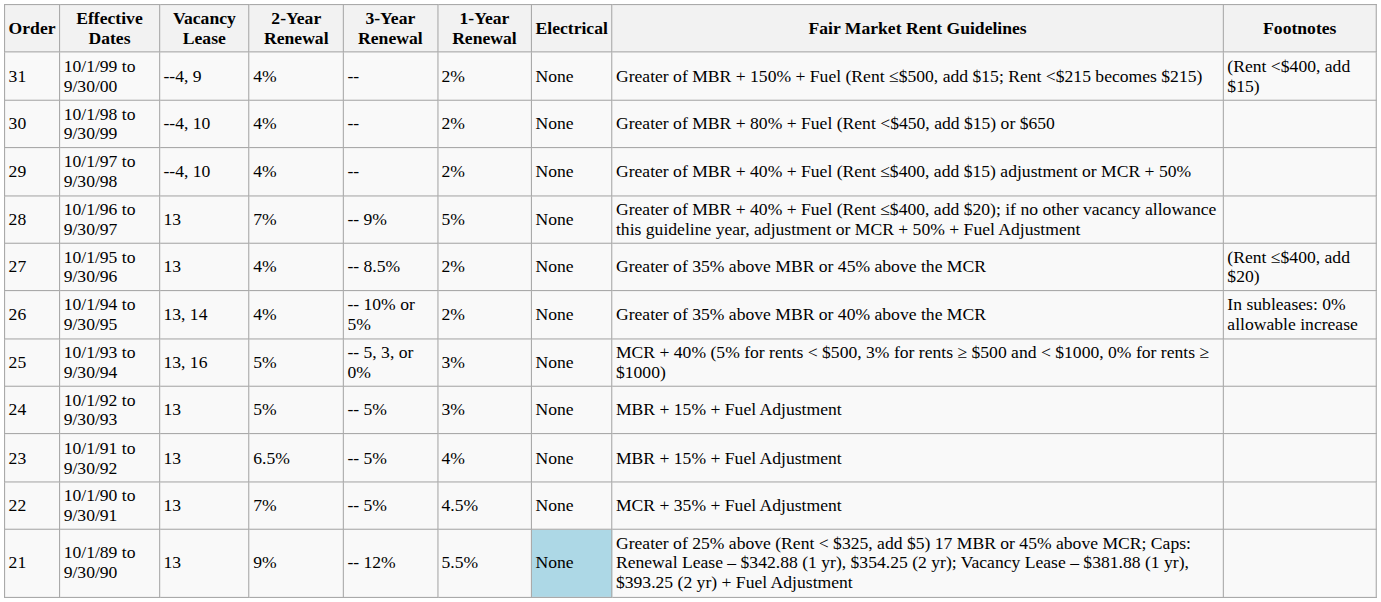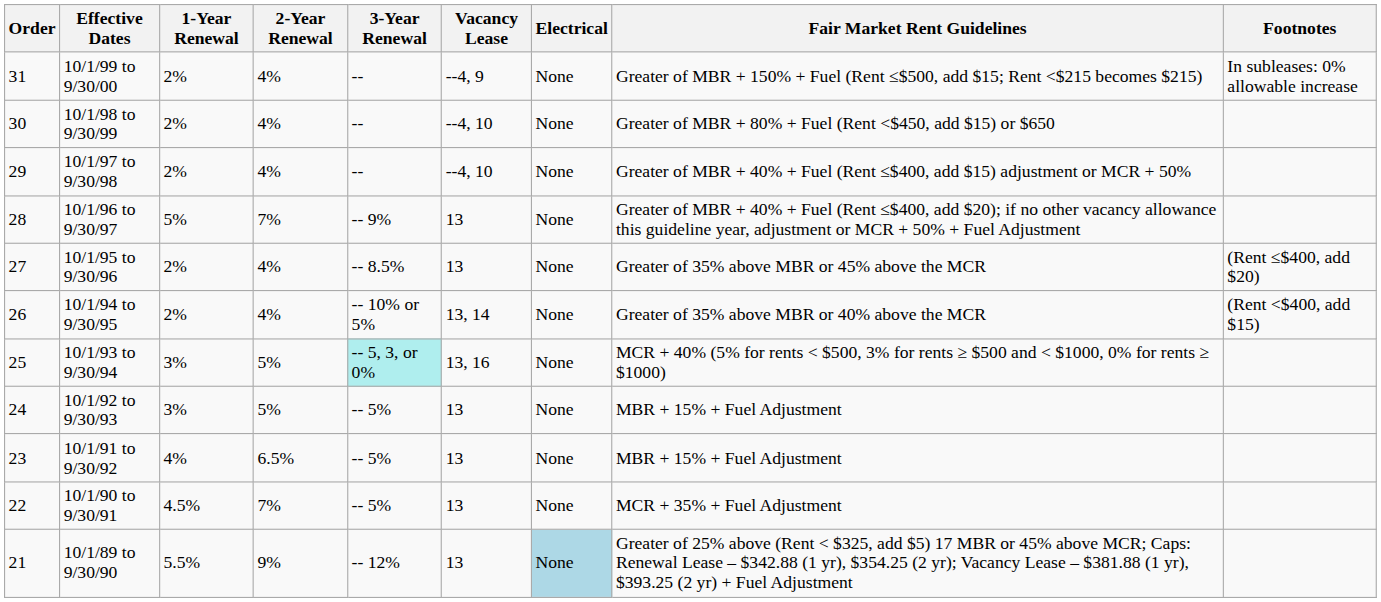columns swapped: (484, 28) <-> (204, 28)
(1289, 76) (Rent <$400, add $15) -> (1293, 76) In subleases: 0% allowable increase
(1293, 314) In subleases: 0% allowable increase -> (1289, 314) (Rent <$400, add $15)
(380, 362) no background -> (385, 362) paleturquoise background
